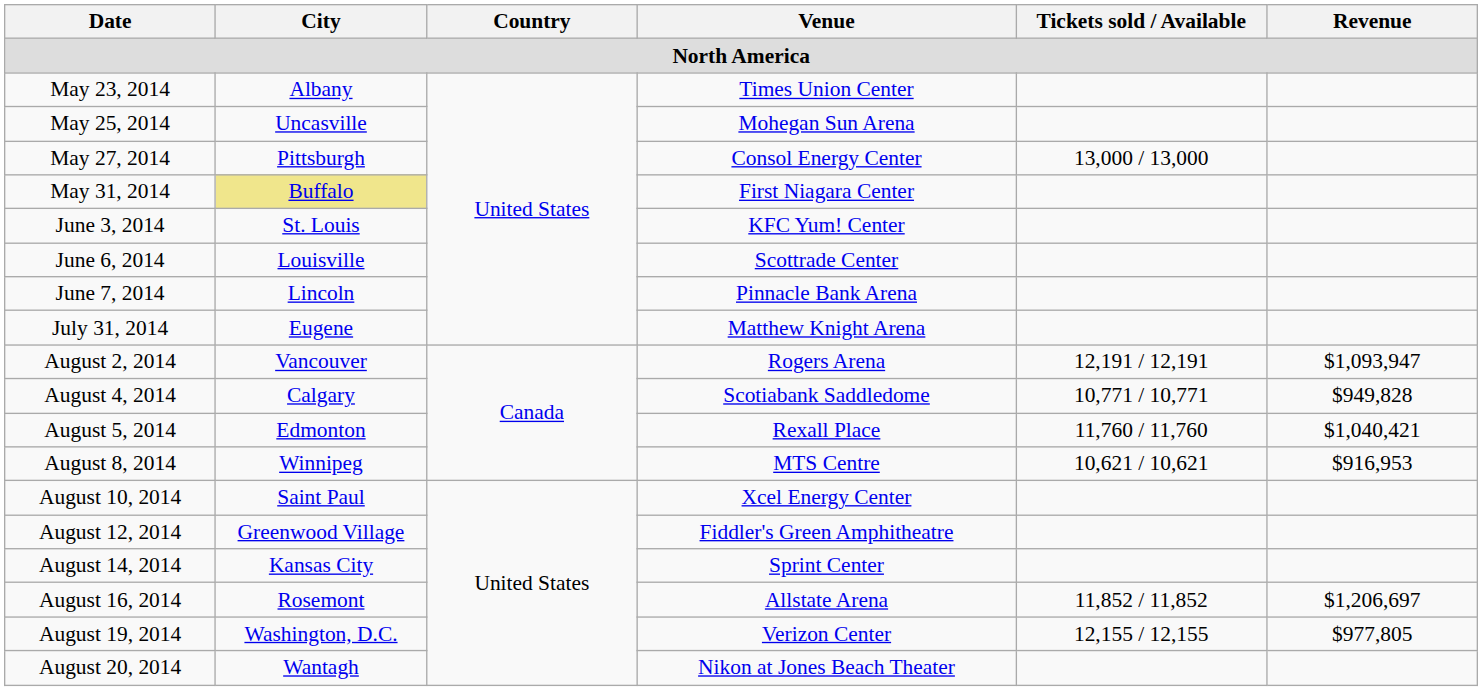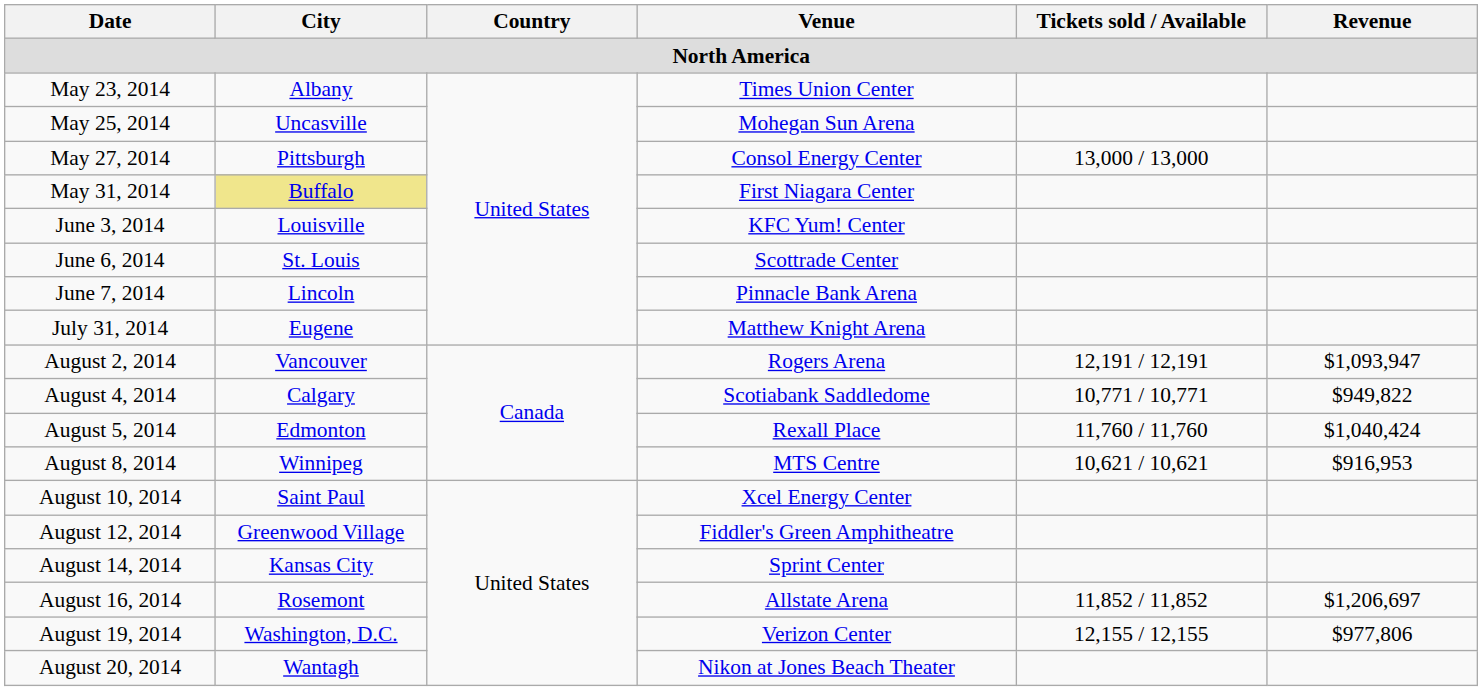(321, 225) St. Louis -> (321, 225) Louisville
(321, 259) Louisville -> (321, 259) St. Louis
(1372, 395) $949,828 -> (1372, 395) $949,822
(1372, 429) $1,040,421 -> (1372, 429) $1,040,424
(1372, 633) $977,805 -> (1372, 633) $977,806
